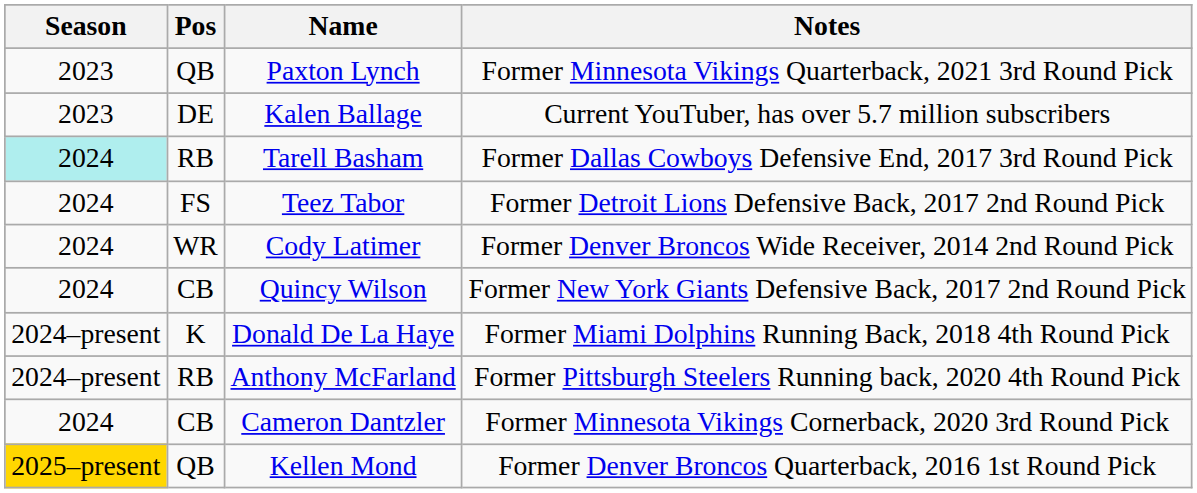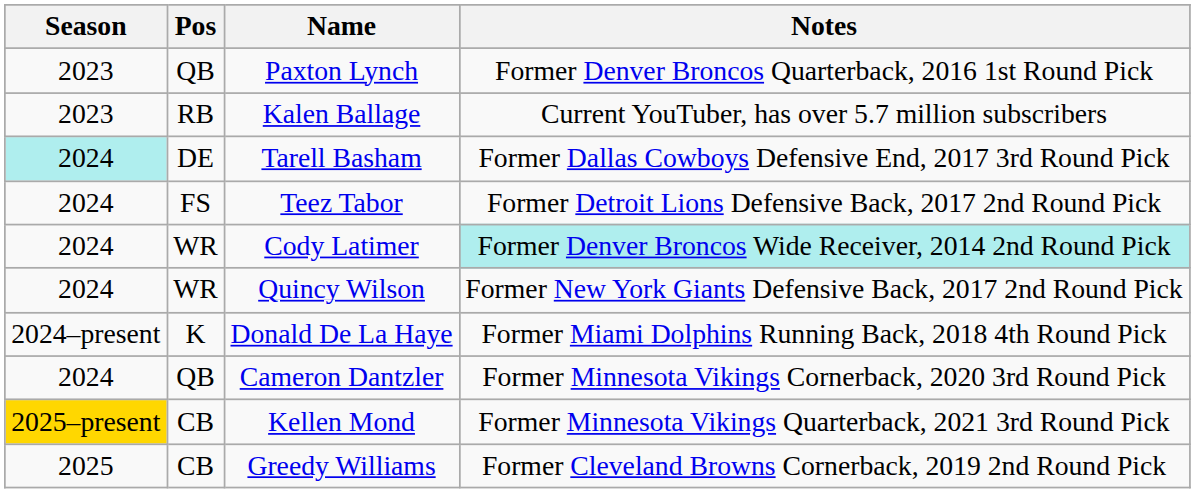(827, 70) Former Minnesota Vikings Quarterback, 2021 3rd Round Pick -> (824, 70) Former Denver Broncos Quarterback, 2016 1st Round Pick
(195, 114) DE -> (195, 114) RB
(195, 158) RB -> (195, 158) DE
(827, 245) no background -> (824, 245) paleturquoise background
(195, 289) CB -> (195, 289) WR
- row: (343, 377)
(195, 421) CB -> (195, 377) QB
(195, 465) QB -> (195, 421) CB
(827, 465) Former Denver Broncos Quarterback, 2016 1st Round Pick -> (824, 421) Former Minnesota Vikings Quarterback, 2021 3rd Round Pick
+ row: (342, 465)
